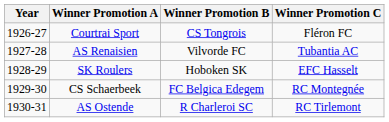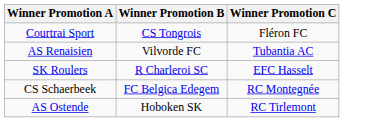- column: (27, 13)
(216, 70) Hoboken SK -> (171, 70) R Charleroi SC
(216, 107) R Charleroi SC -> (171, 107) Hoboken SK
